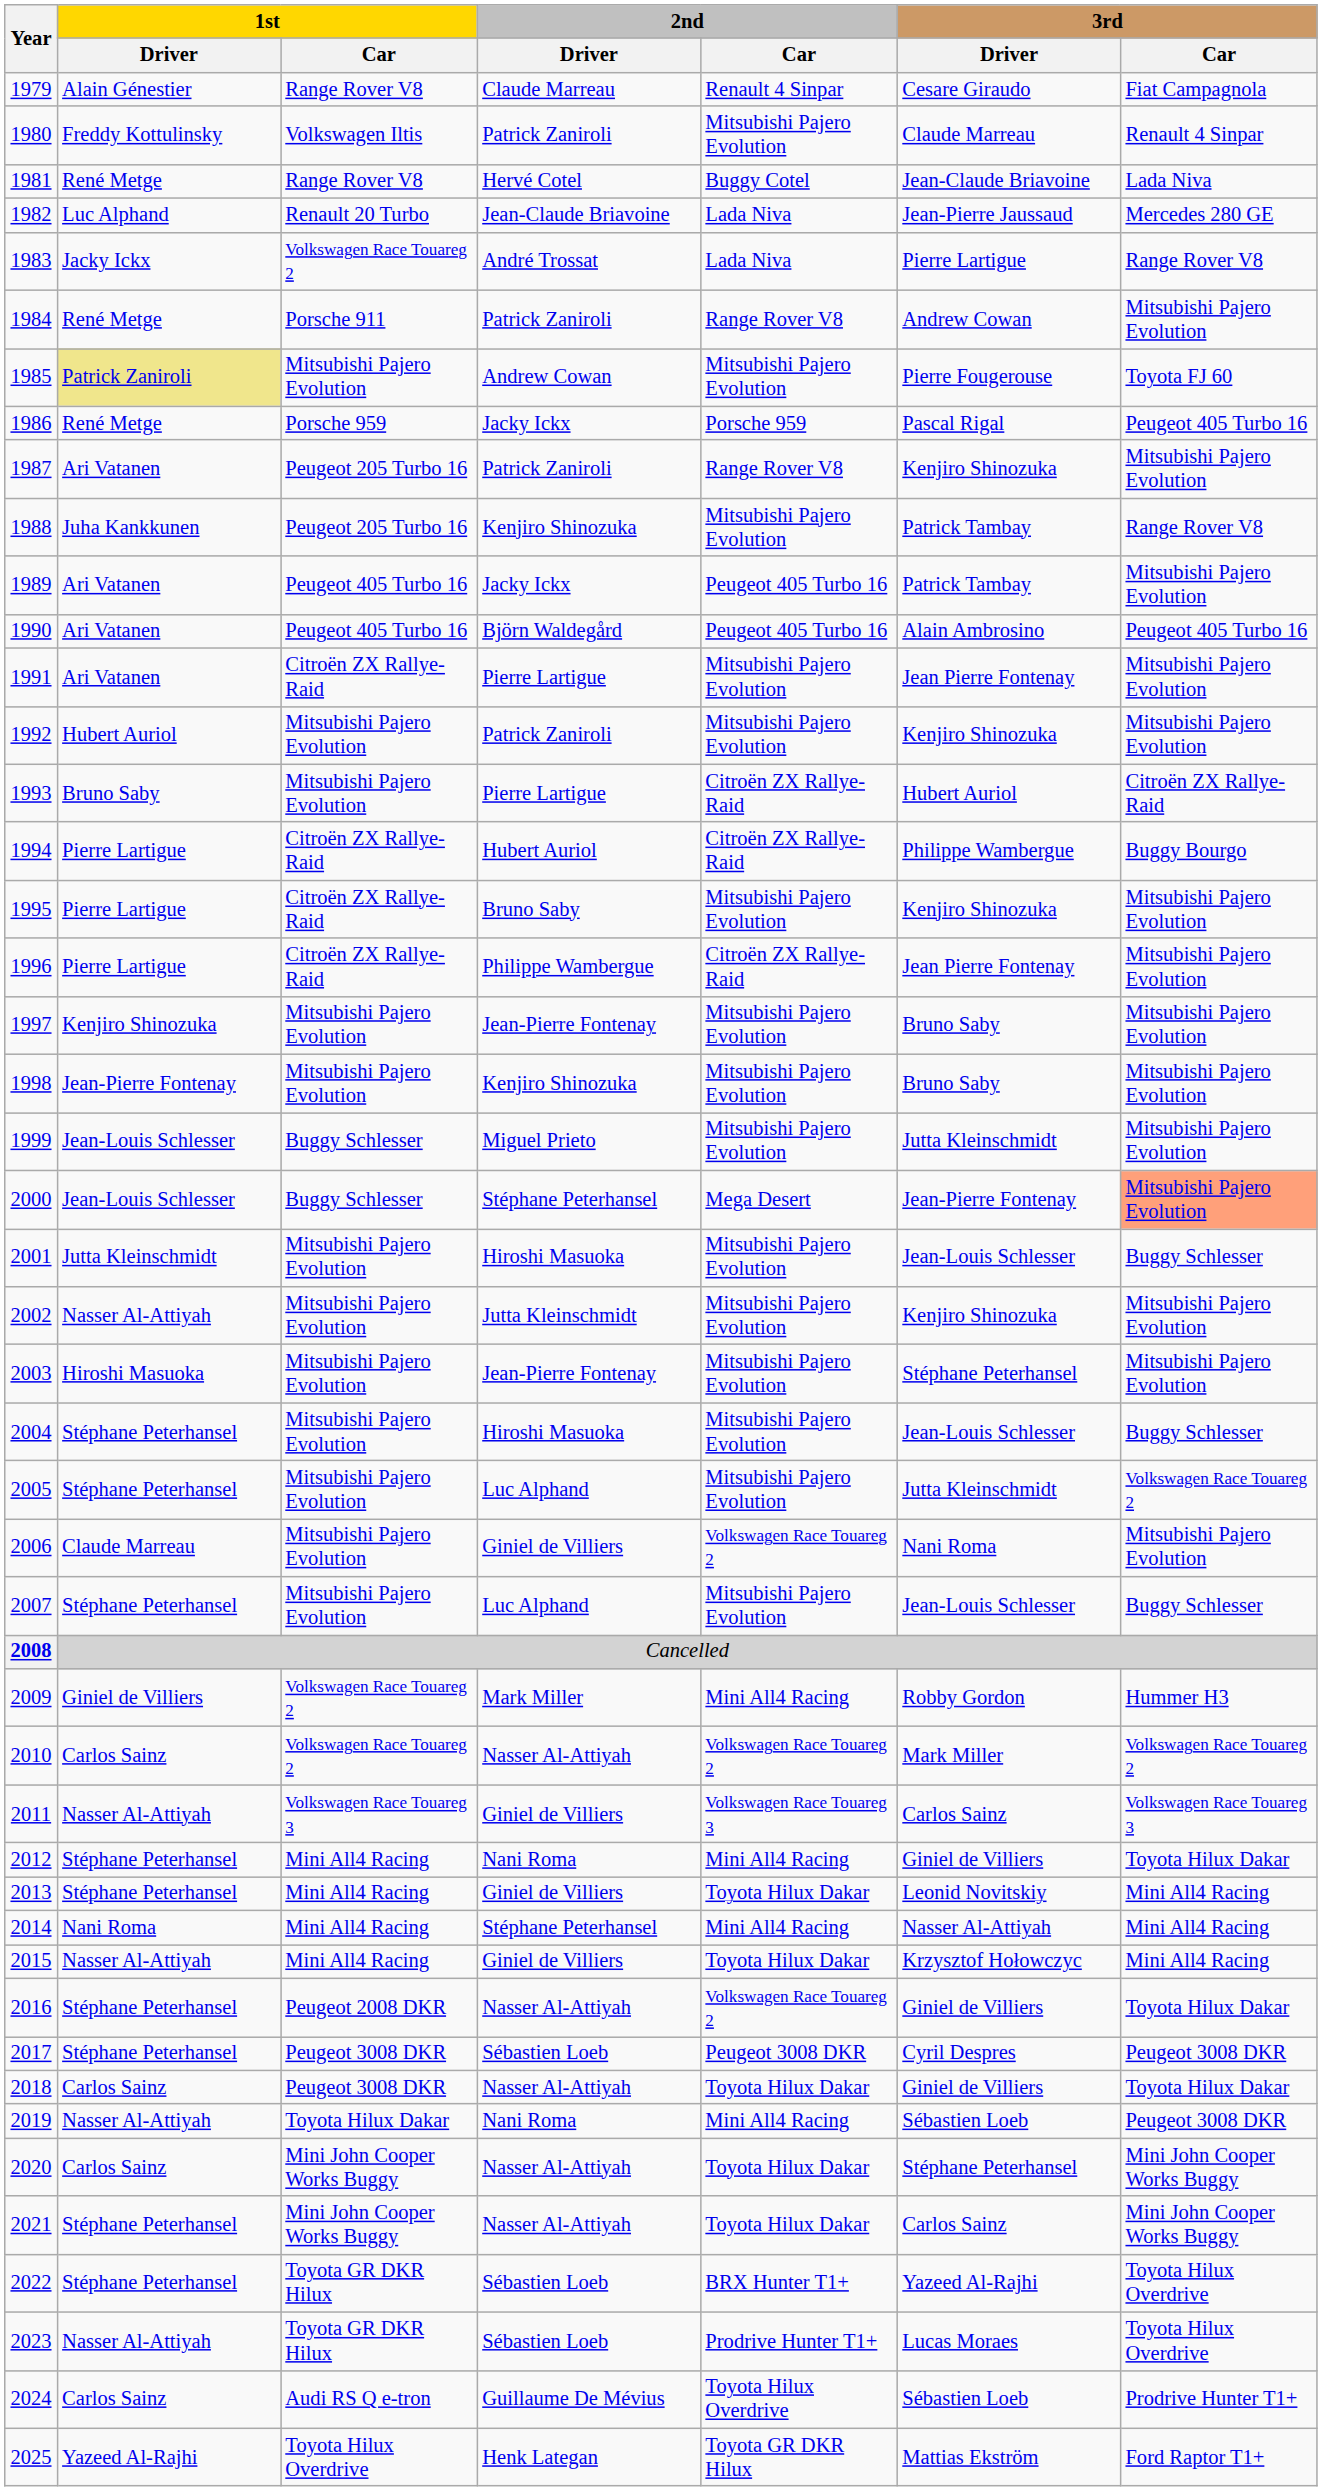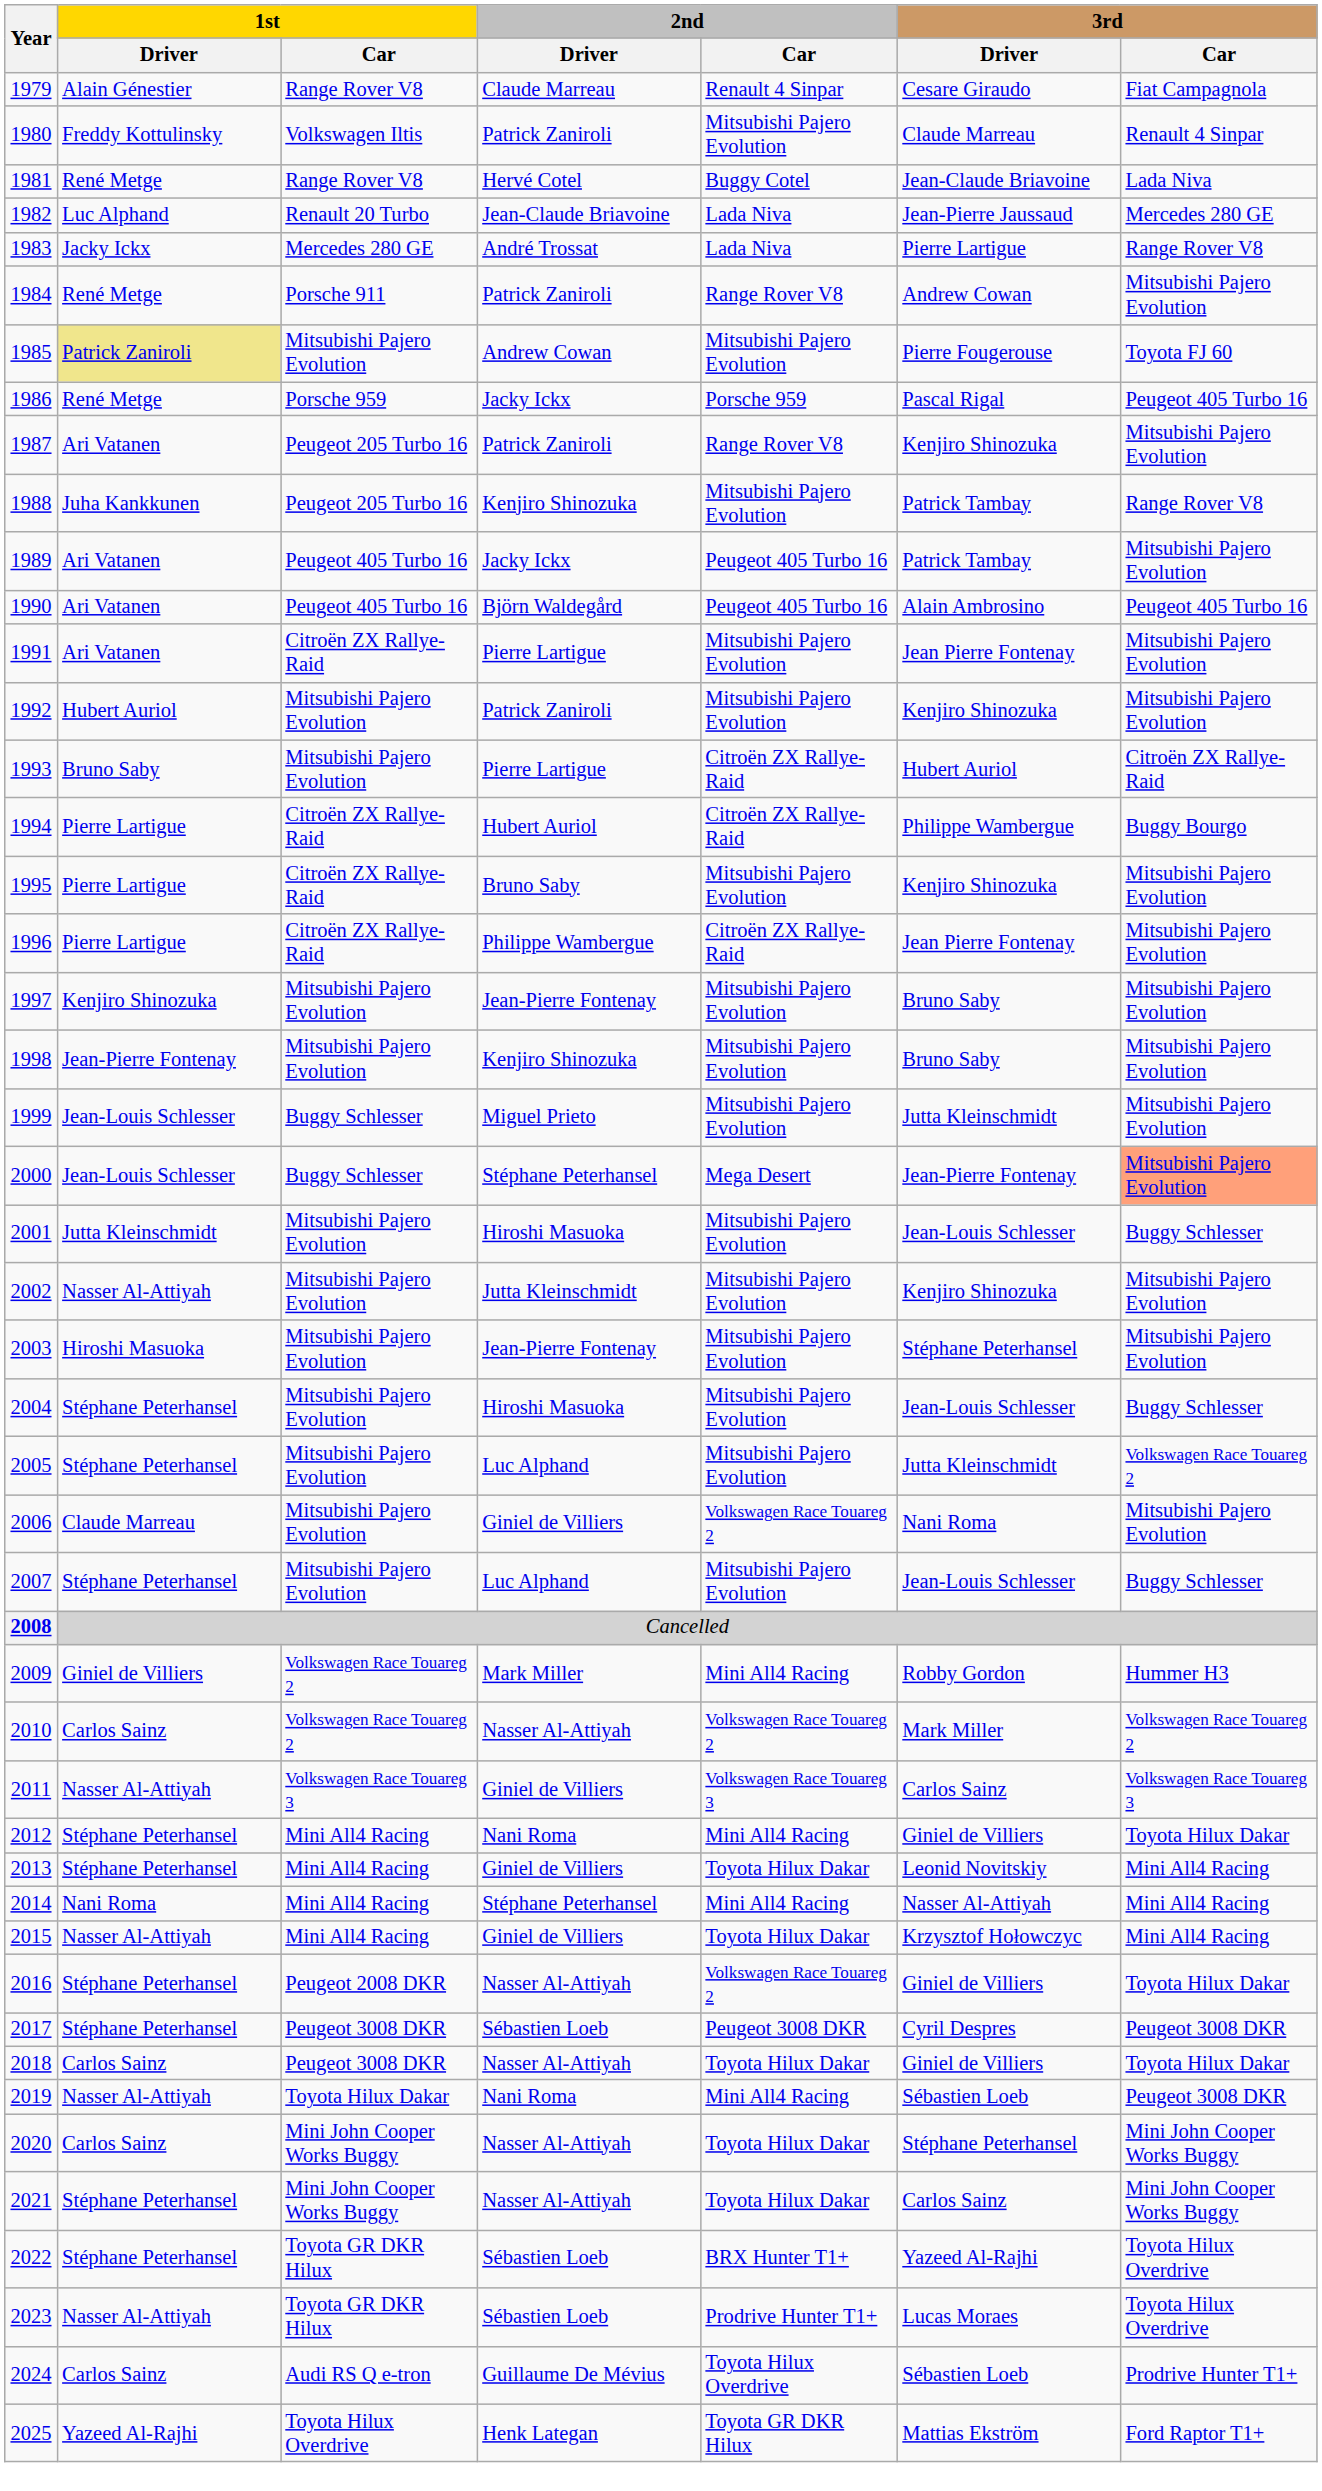(376, 261) Volkswagen Race Touareg 2 -> (359, 248) Mercedes 280 GE
